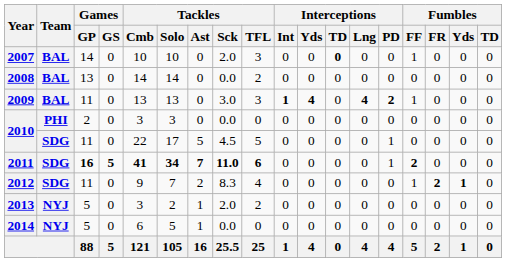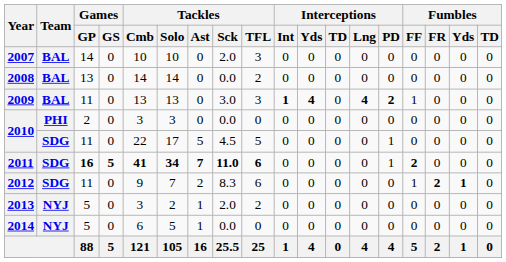(338, 57) bold -> (338, 57) normal
(414, 57) 1 -> (414, 57) 0
(258, 183) 4 -> (258, 183) 6
